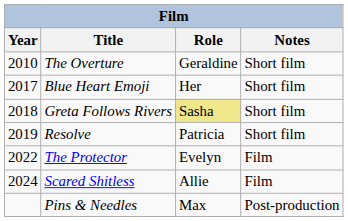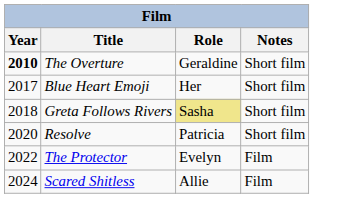(23, 63) normal -> (23, 63) bold
(23, 134) 2019 -> (23, 134) 2020
- row: (91, 205)
